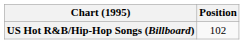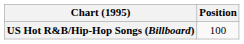(218, 30) 102 -> (218, 30) 100
